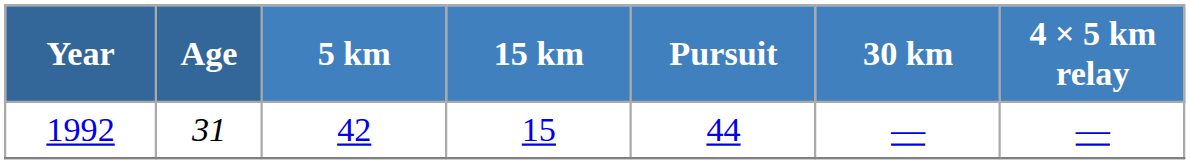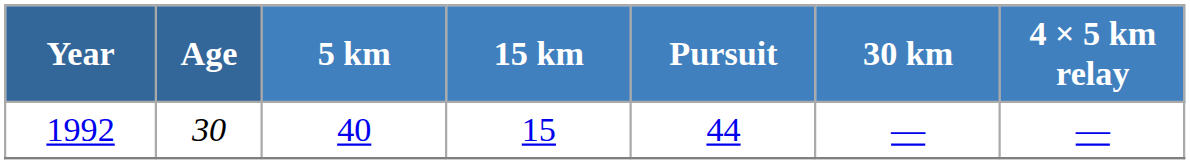(209, 129) 31 -> (209, 129) 30
(354, 129) 42 -> (354, 129) 40
